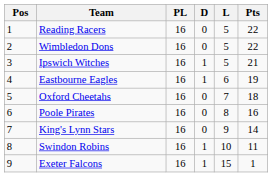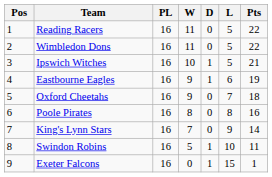+ column: (190, 12)
